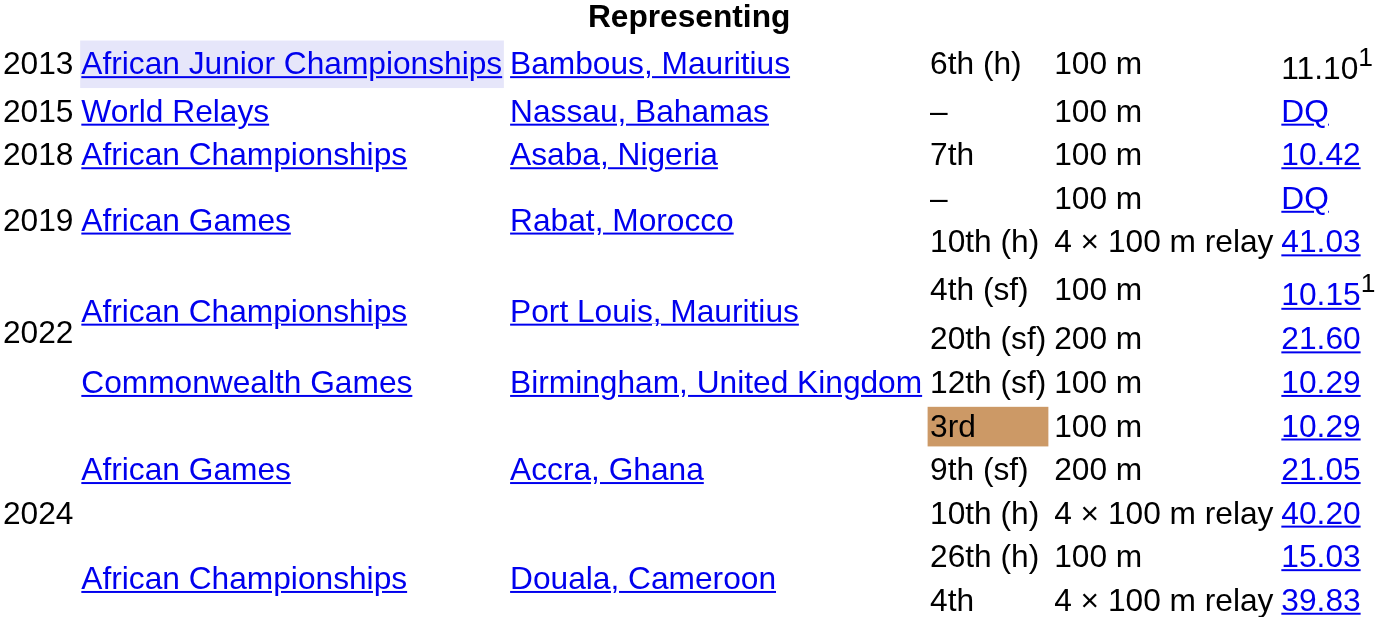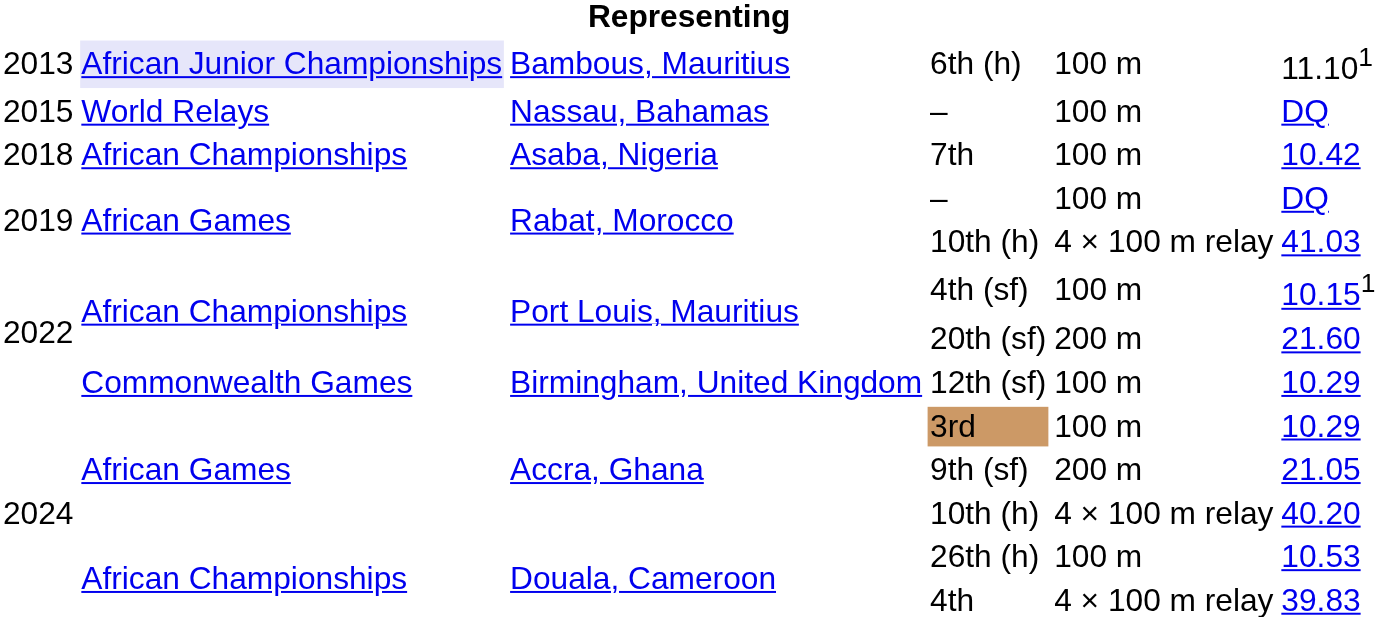(1321, 556) 15.03 -> (1321, 556) 10.53
